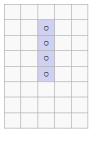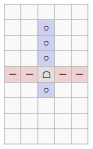+ row: (13, 74)
